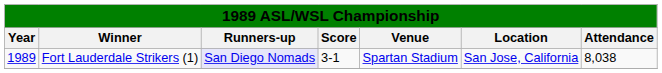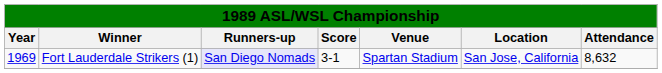(22, 58) 1989 -> (22, 58) 1969
(600, 58) 8,038 -> (600, 58) 8,632
